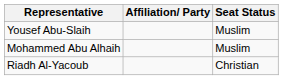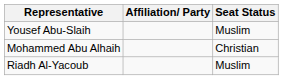(233, 48) Muslim -> (237, 48) Christian
(237, 65) Christian -> (233, 65) Muslim
